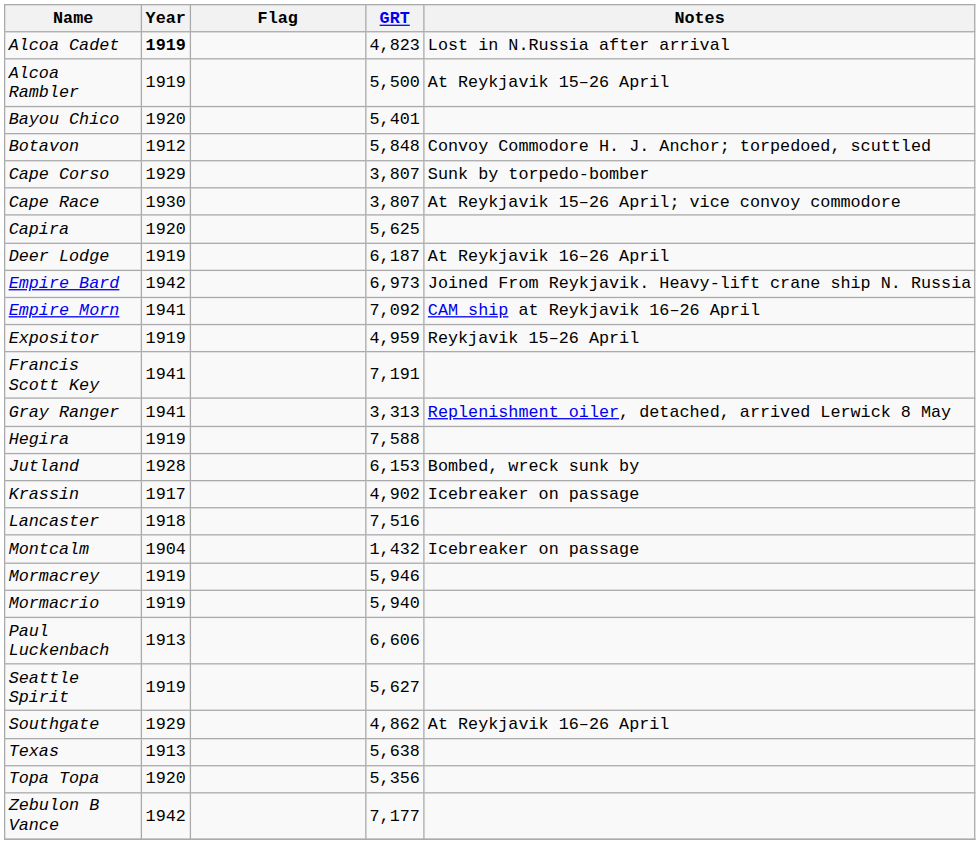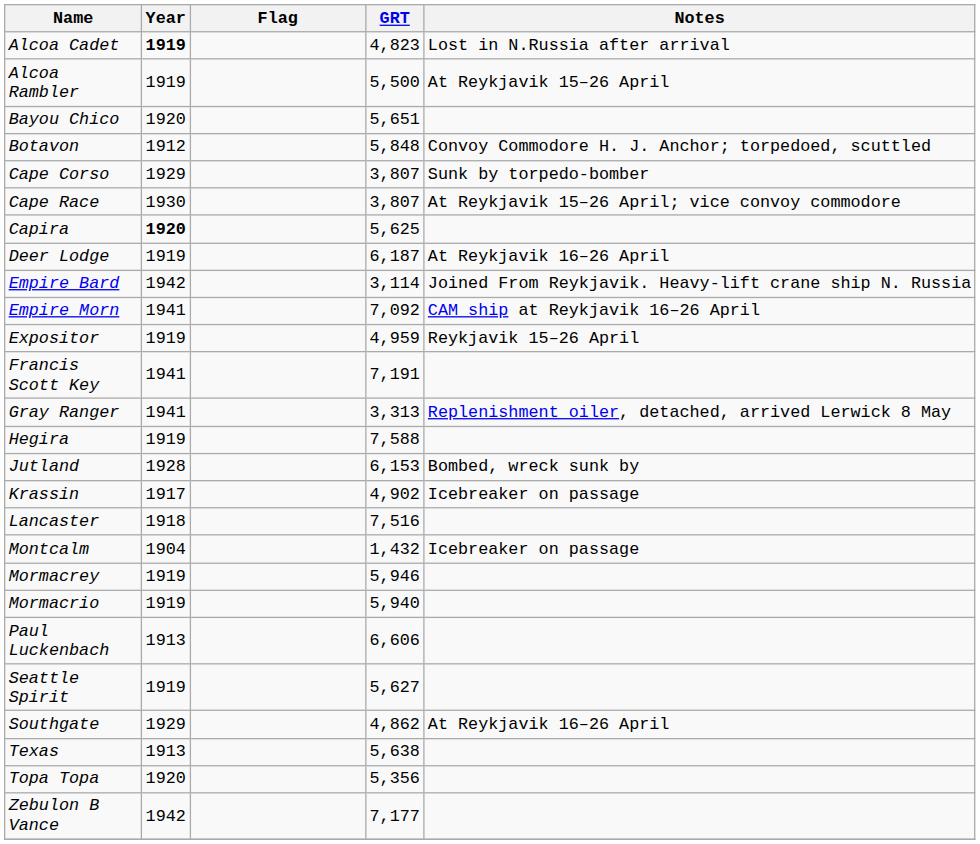(395, 120) 5,401 -> (395, 120) 5,651
(166, 229) normal -> (166, 229) bold
(395, 284) 6,973 -> (395, 284) 3,114
